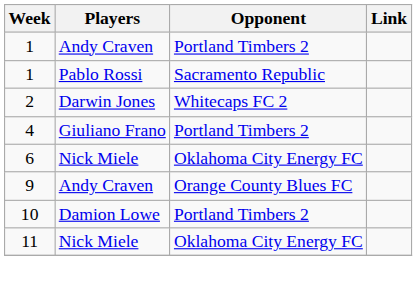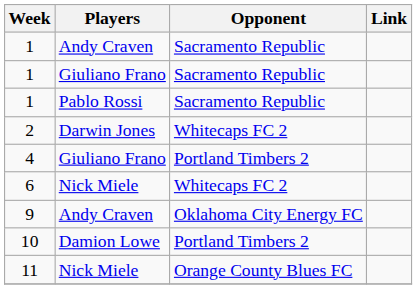(241, 46) Portland Timbers 2 -> (249, 46) Sacramento Republic
+ row: (30, 74)
(268, 158) Oklahoma City Energy FC -> (231, 185) Whitecaps FC 2
(263, 185) Orange County Blues FC -> (268, 213) Oklahoma City Energy FC
(268, 241) Oklahoma City Energy FC -> (263, 269) Orange County Blues FC
